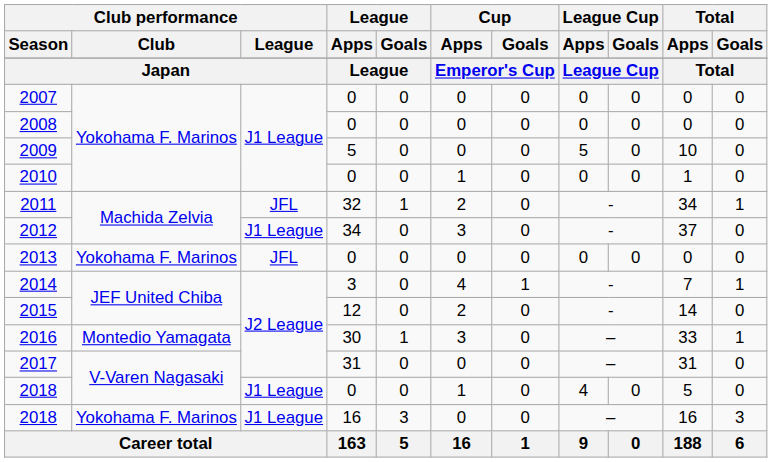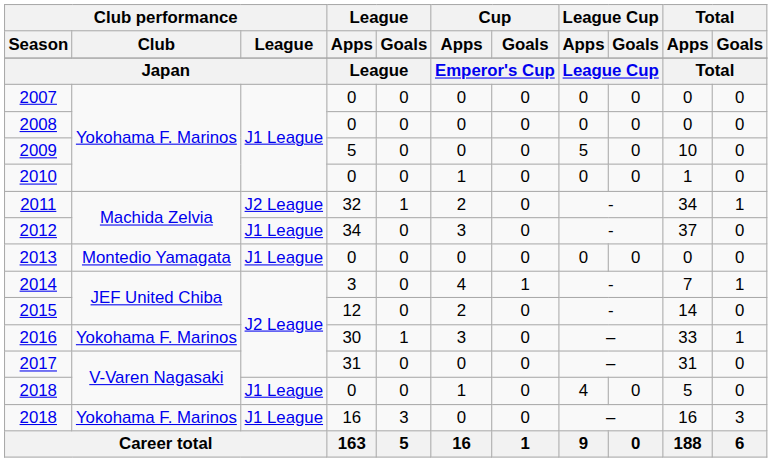(284, 204) JFL -> (284, 204) J2 League
(156, 257) Yokohama F. Marinos -> (156, 257) Montedio Yamagata
(284, 257) JFL -> (284, 257) J1 League
(156, 337) Montedio Yamagata -> (156, 337) Yokohama F. Marinos
